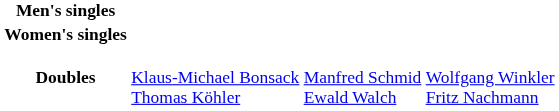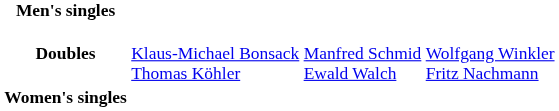rows swapped: (66, 34) <-> (66, 77)
